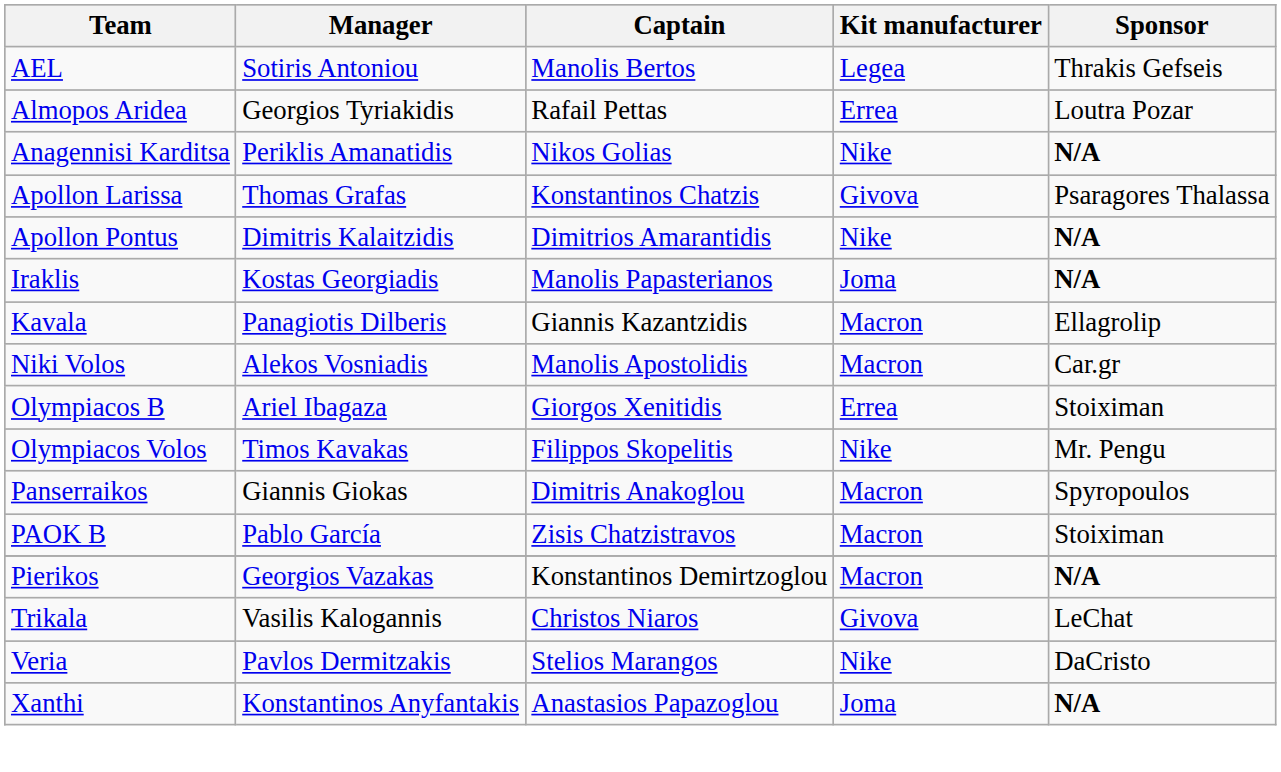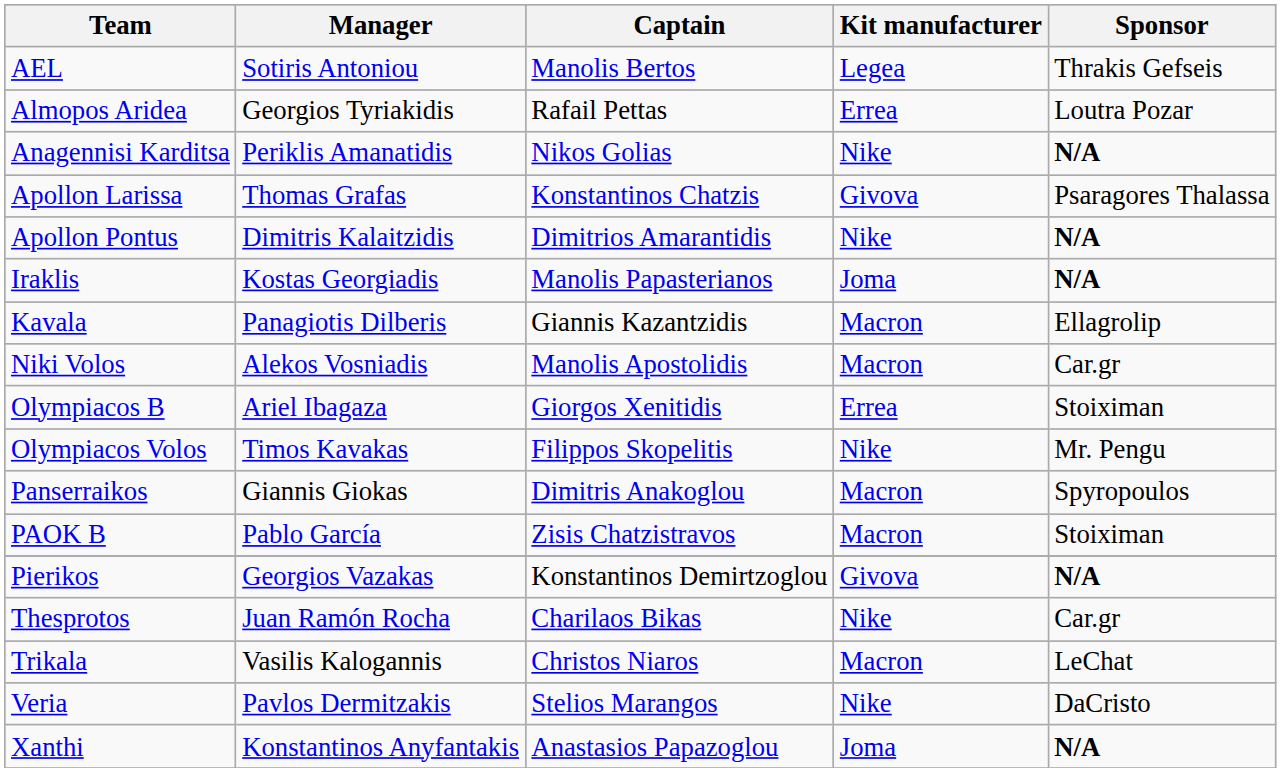(881, 576) Macron -> (879, 576) Givova
+ row: (70, 618)
(879, 618) Givova -> (881, 661) Macron
